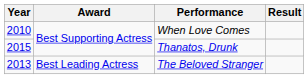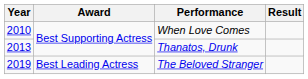(19, 47) 2015 -> (19, 47) 2013
(19, 64) 2013 -> (19, 64) 2019
